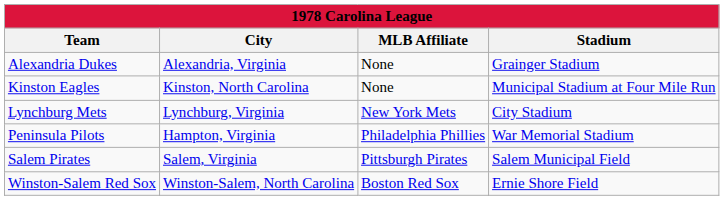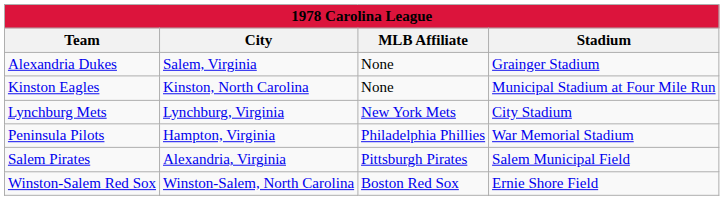(224, 64) Alexandria, Virginia -> (210, 64) Salem, Virginia
(210, 159) Salem, Virginia -> (224, 159) Alexandria, Virginia
